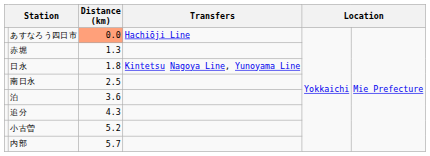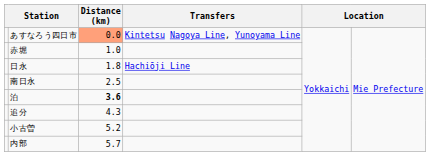(157, 35) Hachiōji Line -> (212, 35) Kintetsu Nagoya Line, Yunoyama Line
(113, 51) 1.3 -> (113, 51) 1.0
(212, 66) Kintetsu Nagoya Line, Yunoyama Line -> (157, 66) Hachiōji Line
(113, 97) normal -> (113, 97) bold
